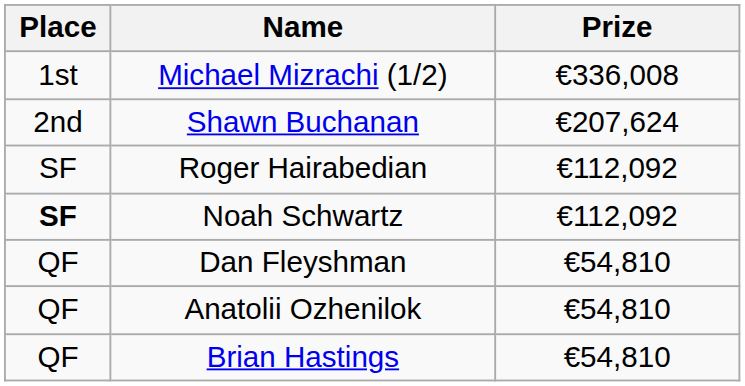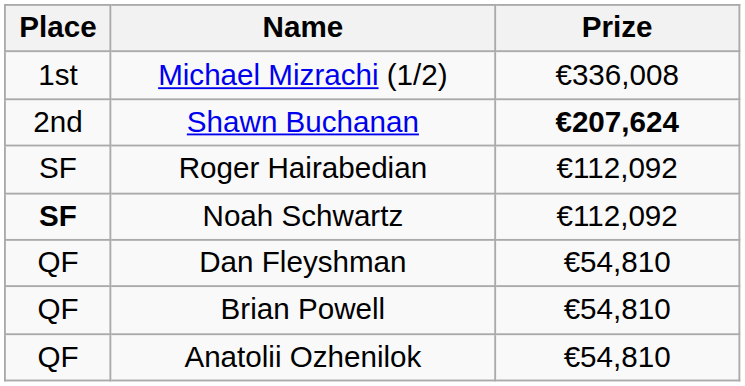(617, 121) normal -> (617, 121) bold
+ row: (303, 309)
- row: (303, 356)
